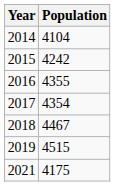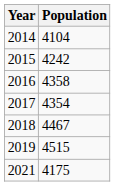(56, 81) 4355 -> (56, 81) 4358
